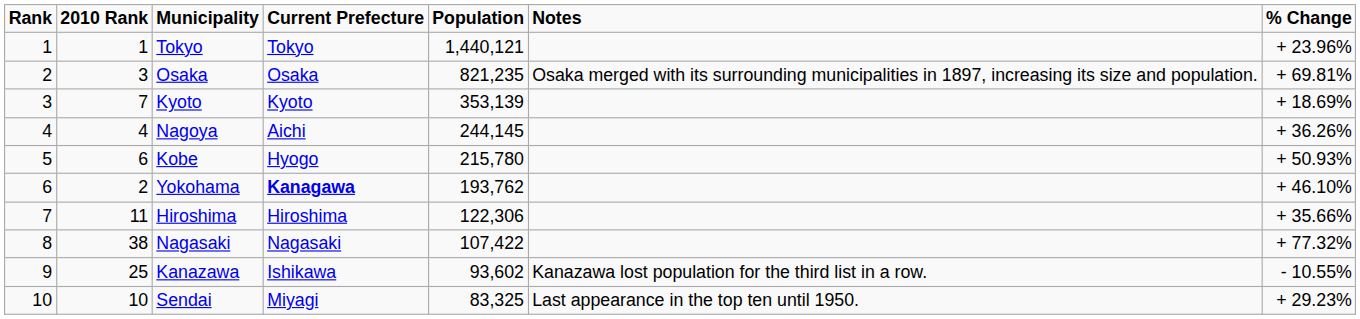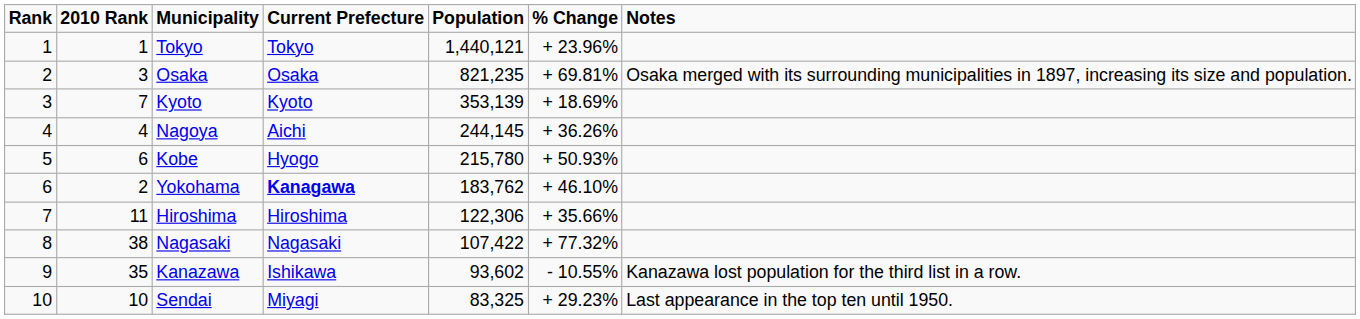columns swapped: (1309, 18) <-> (557, 18)
(492, 187) 193,762 -> (492, 187) 183,762
(138, 272) 25 -> (138, 272) 35
